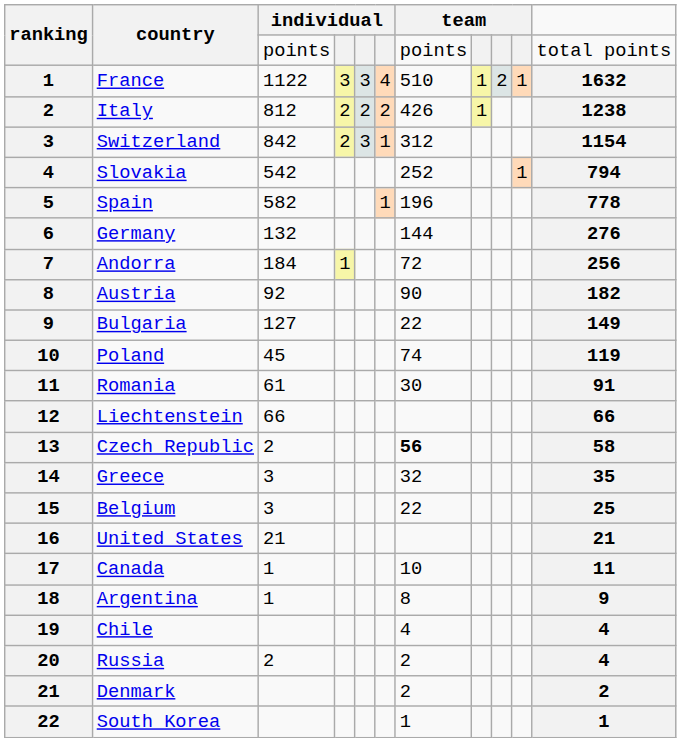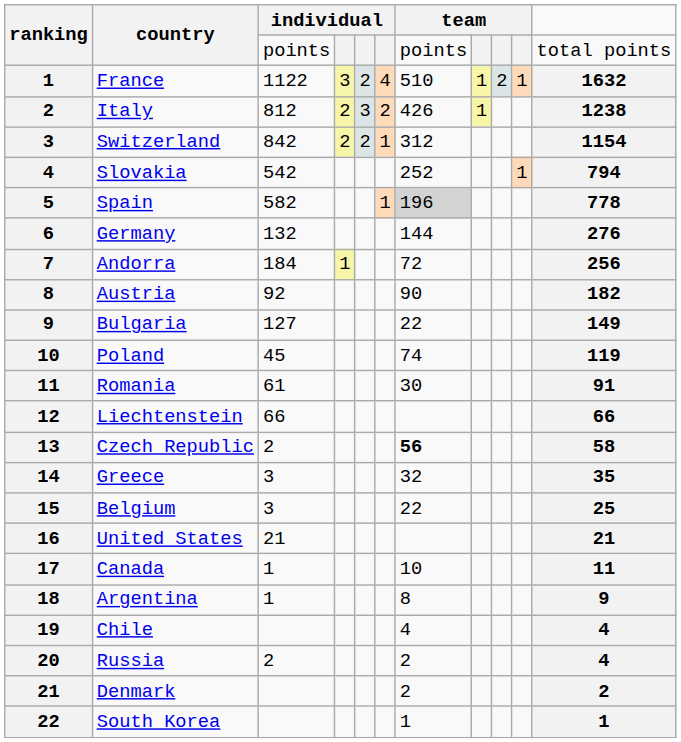(365, 81) 3 -> (365, 81) 2
(365, 112) 2 -> (365, 112) 3
(365, 142) 3 -> (365, 142) 2
(417, 203) no background -> (417, 203) lightgrey background
